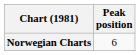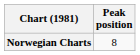(114, 42) 6 -> (114, 42) 8
